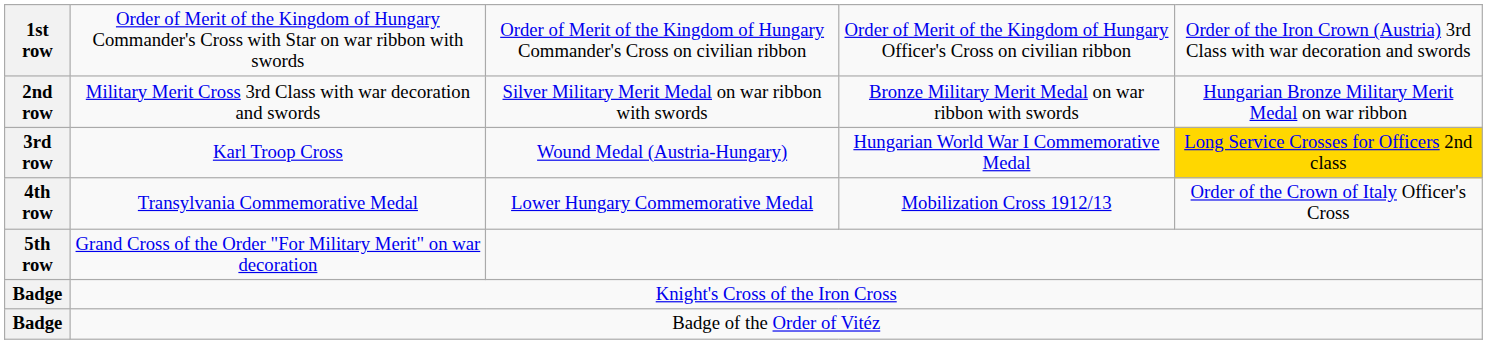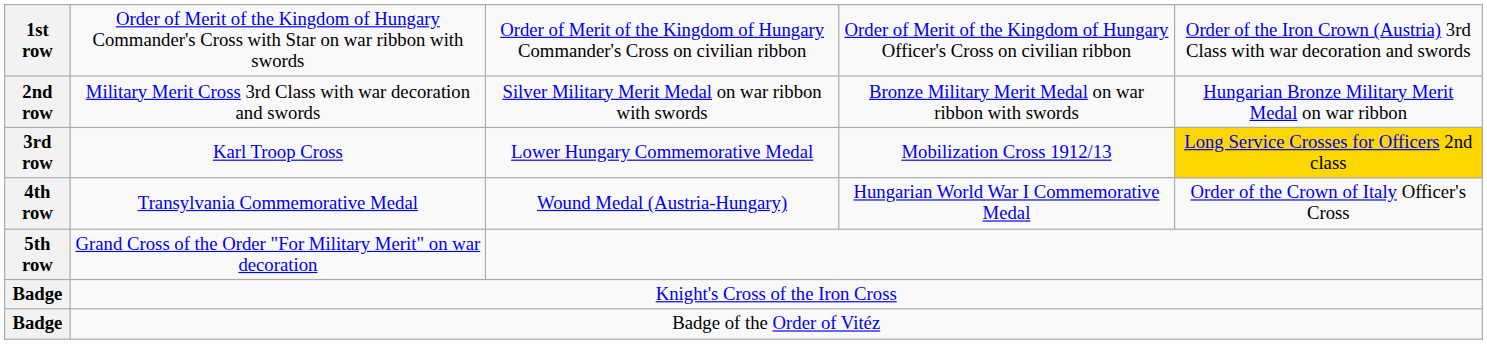(662, 152) Wound Medal (Austria-Hungary) -> (662, 152) Lower Hungary Commemorative Medal
(1006, 152) Hungarian World War I Commemorative Medal -> (1006, 152) Mobilization Cross 1912/13
(662, 203) Lower Hungary Commemorative Medal -> (662, 203) Wound Medal (Austria-Hungary)
(1006, 203) Mobilization Cross 1912/13 -> (1006, 203) Hungarian World War I Commemorative Medal
